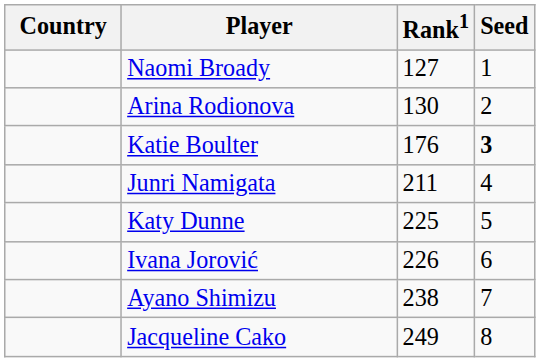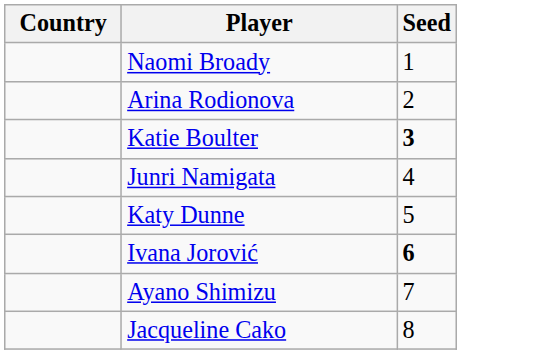- column: (436, 26)
(486, 260) normal -> (409, 253) bold
